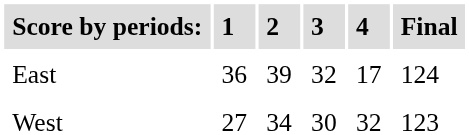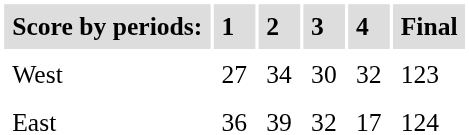rows swapped: (37, 122) <-> (34, 74)
